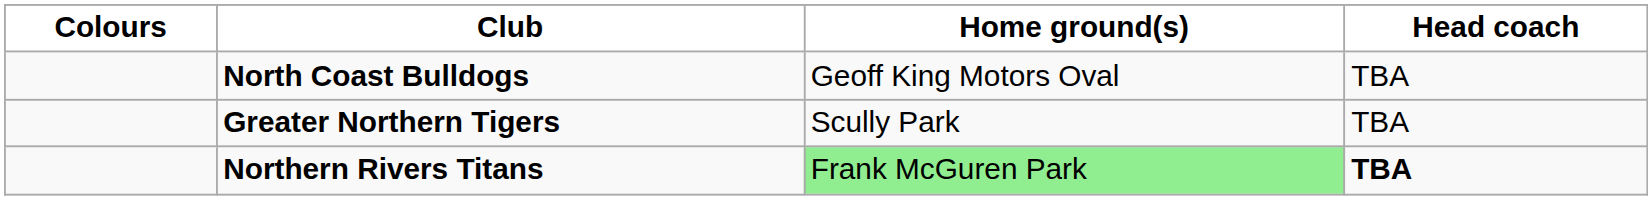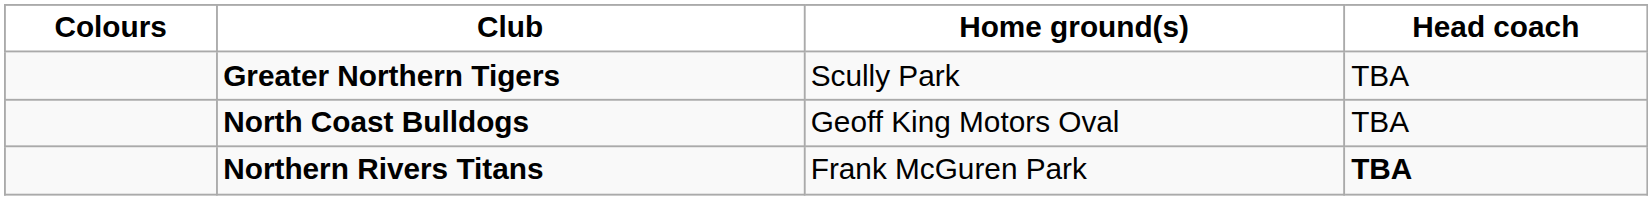rows swapped: (392, 122) <-> (376, 75)
(949, 169) lightgreen background -> (949, 169) no background
